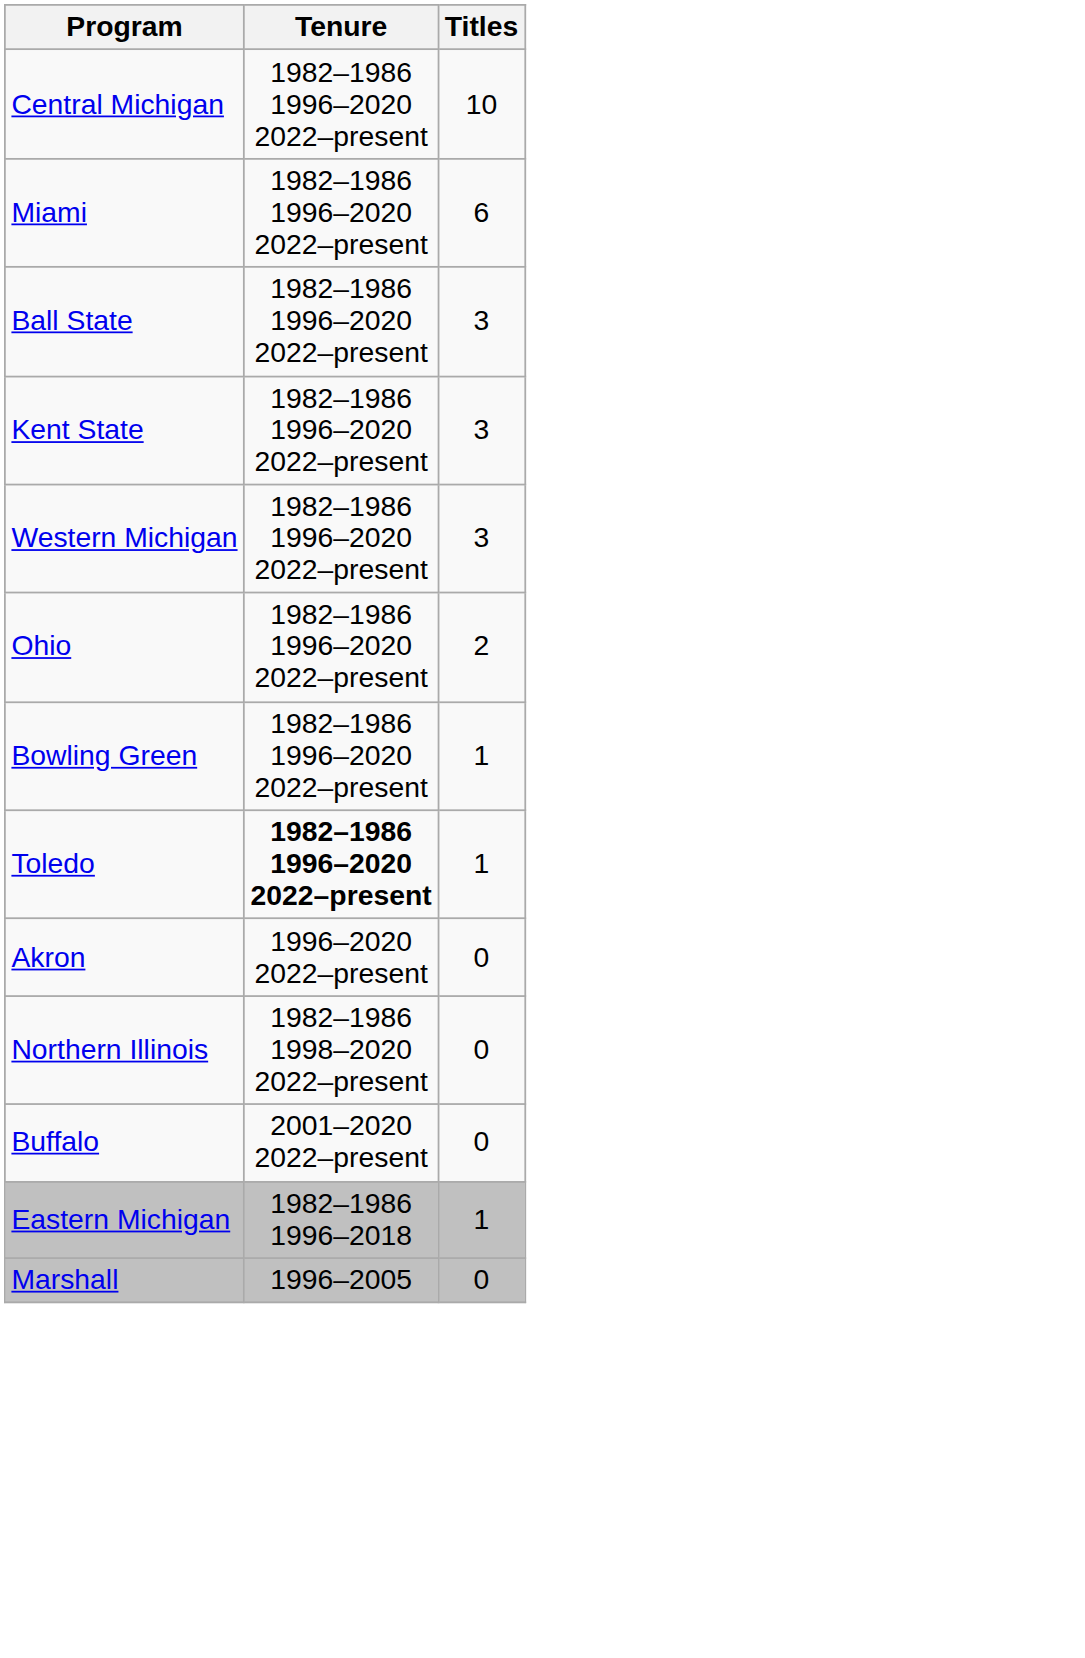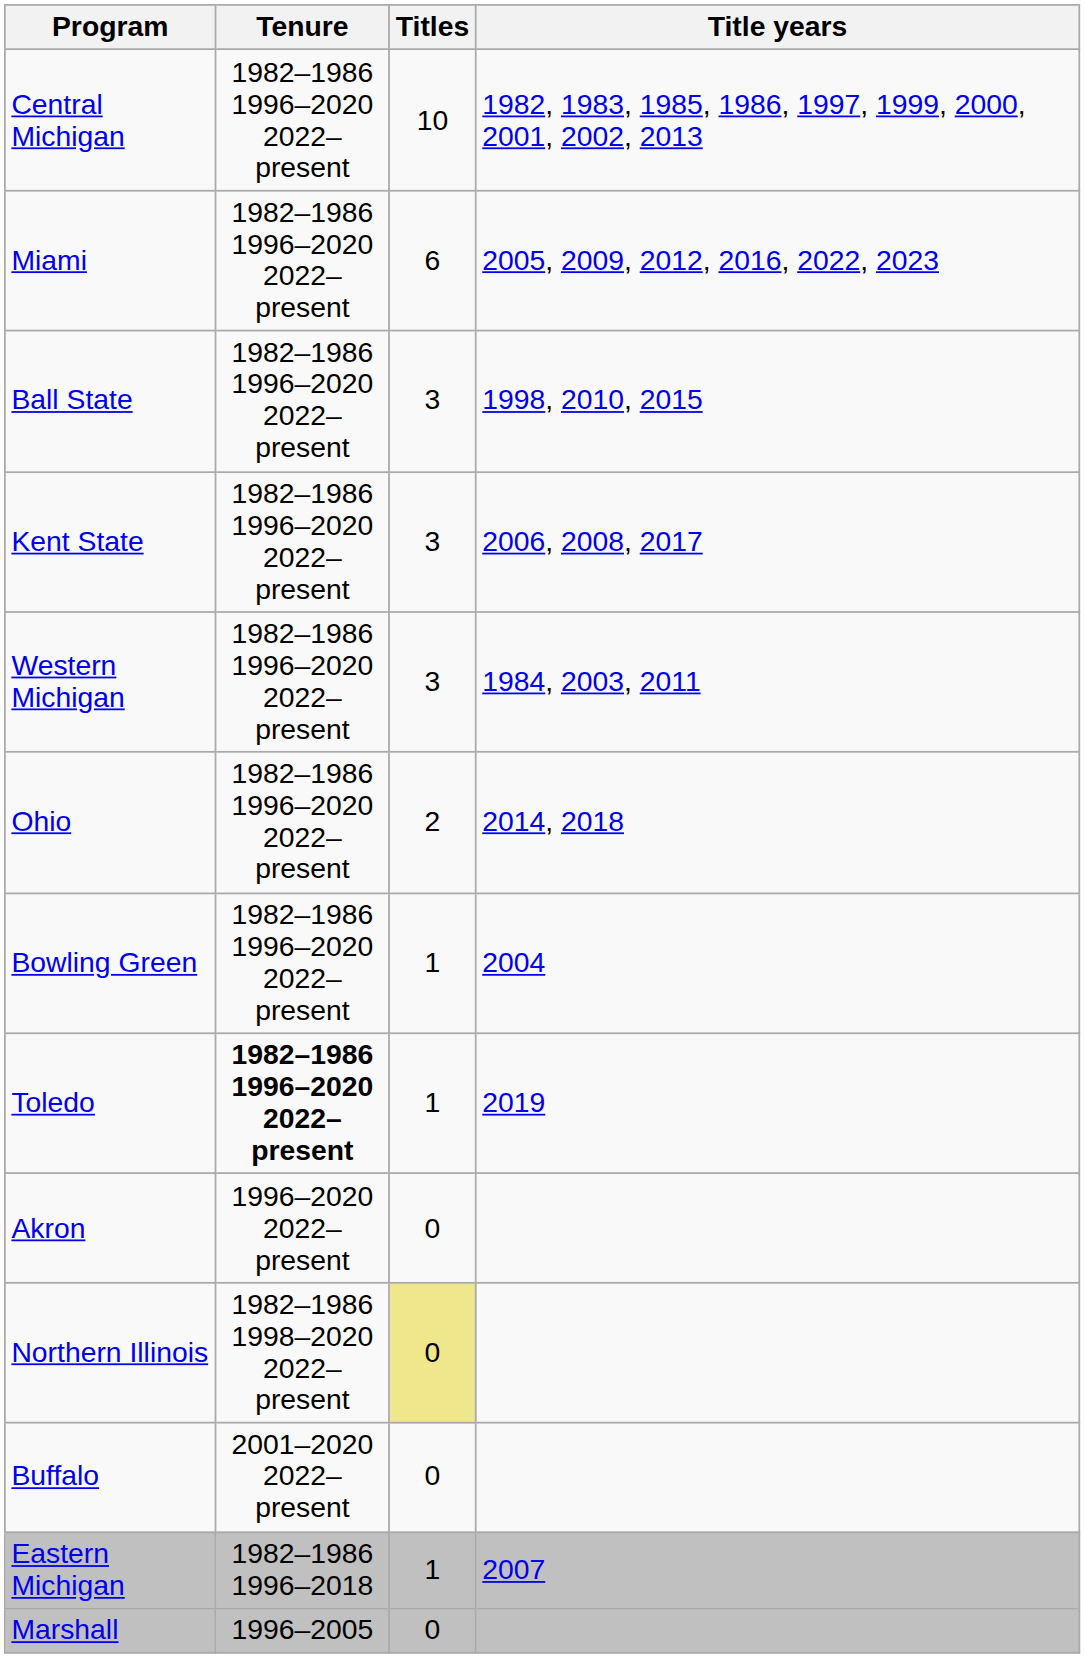+ column: (777, 26)
(481, 1049) no background -> (432, 1352) khaki background
